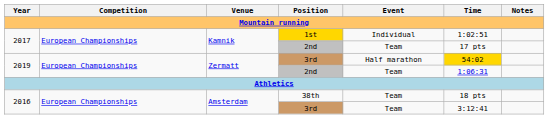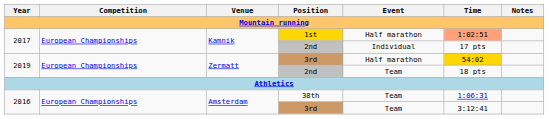(394, 34) Individual -> (394, 34) Half marathon
(473, 34) no background -> (473, 34) lightsalmon background
(394, 47) Team -> (394, 47) Individual
(473, 71) 1:06:31 -> (473, 71) 18 pts
(473, 95) 18 pts -> (473, 95) 1:06:31
